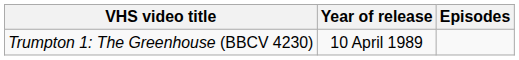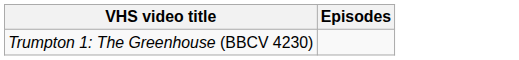- column: (377, 17)
